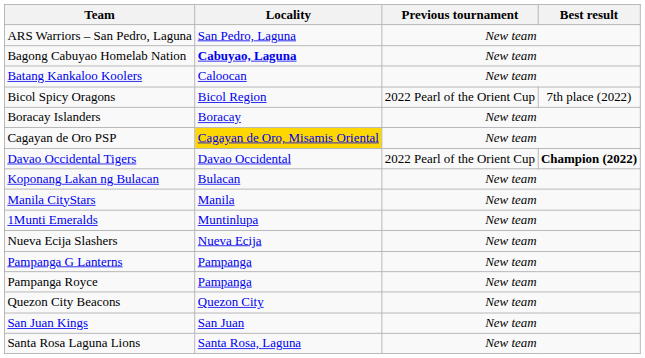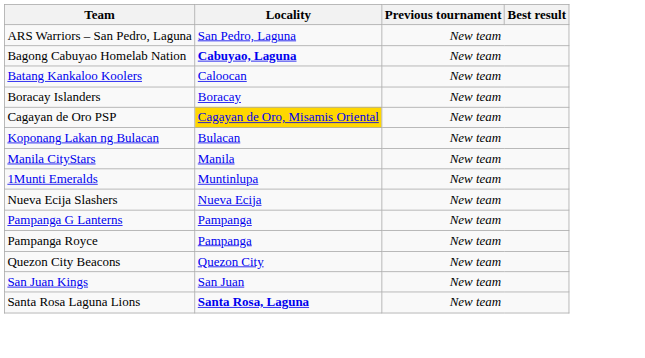- row: (61, 96)
- row: (72, 158)
(249, 343) normal -> (253, 302) bold
